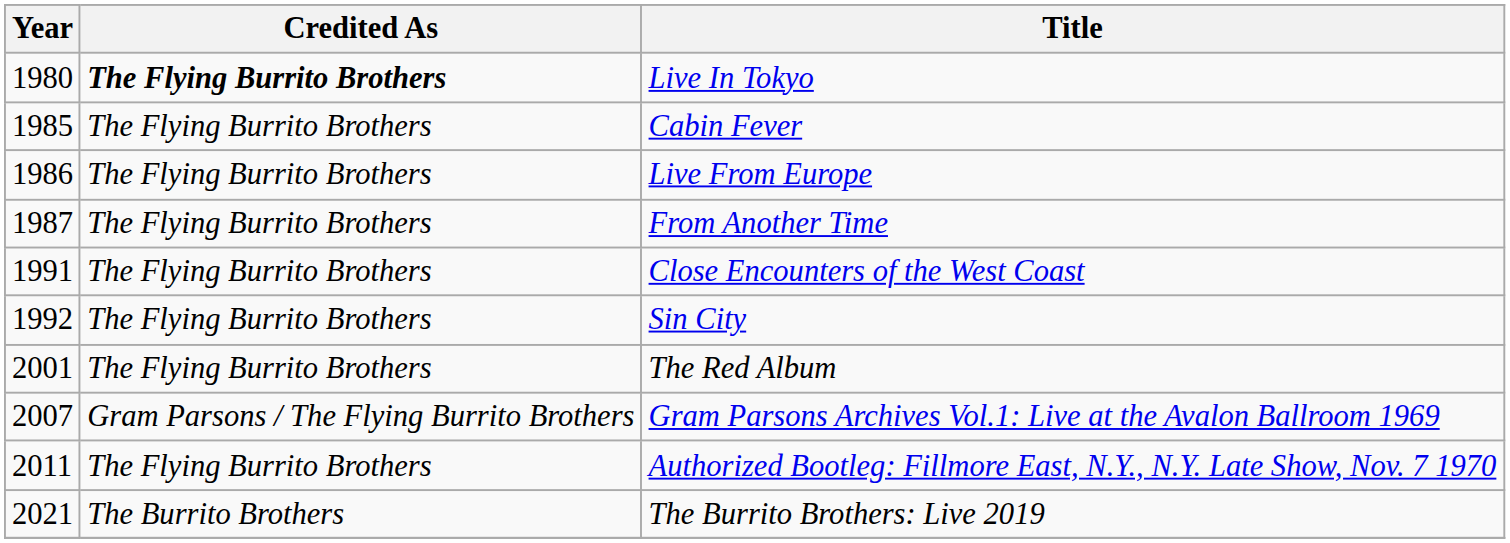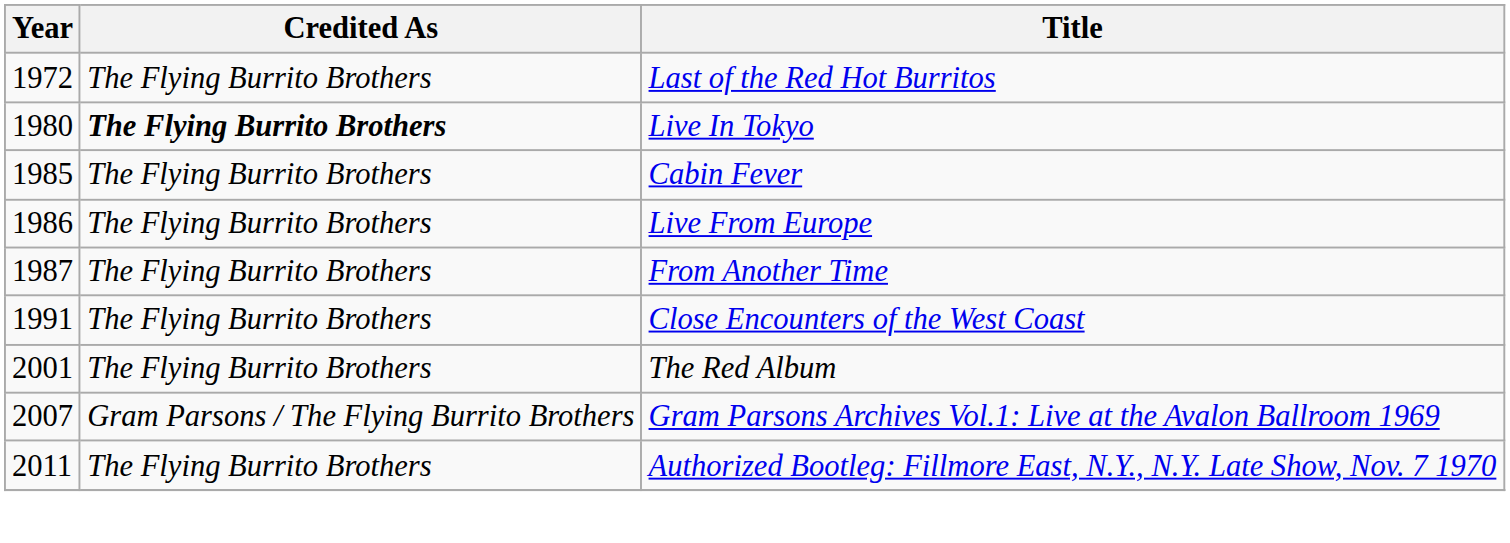+ row: (822, 77)
- row: (697, 319)
- row: (847, 513)
